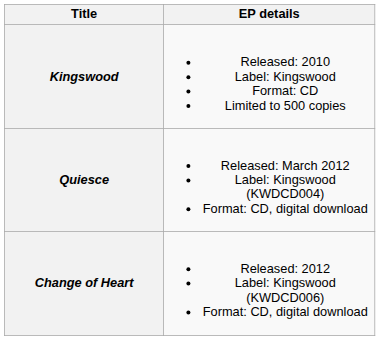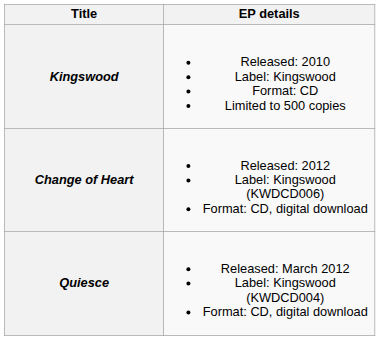rows swapped: (84, 180) <-> (84, 283)
